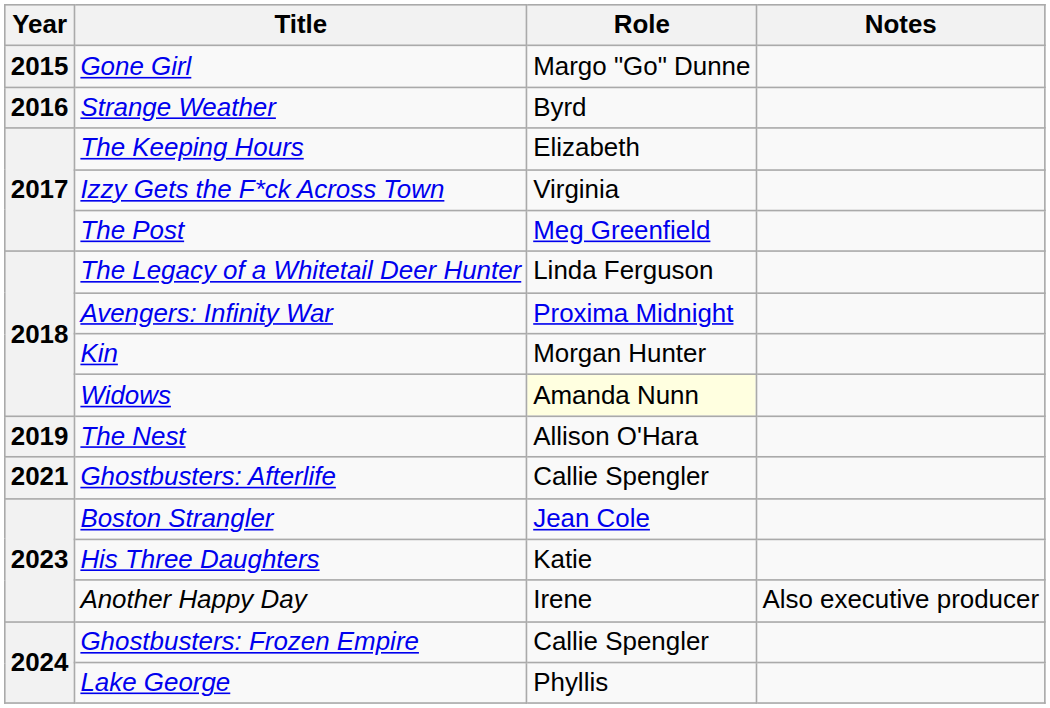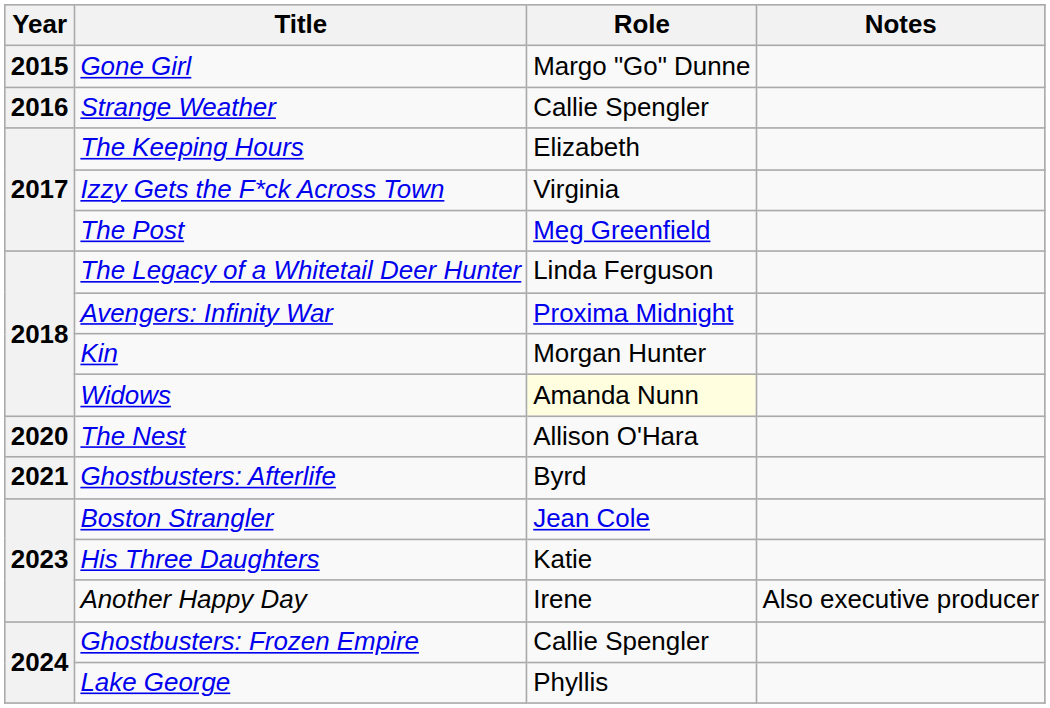(560, 107) Byrd -> (621, 107) Callie Spengler
(40, 436) 2019 -> (40, 436) 2020
(621, 477) Callie Spengler -> (560, 477) Byrd
